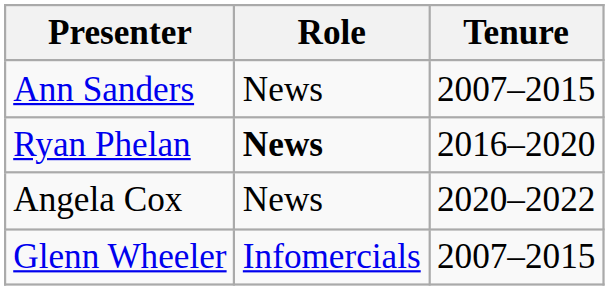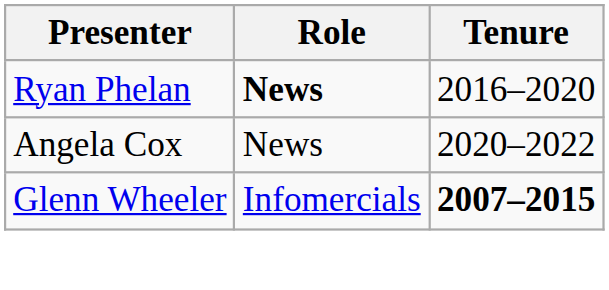- row: (104, 88)
(516, 255) normal -> (516, 199) bold
